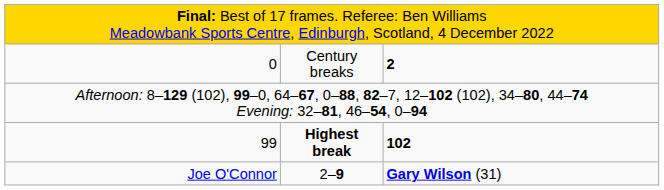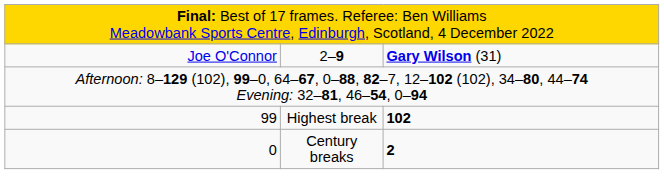rows swapped: (232, 174) <-> (273, 64)
(332, 143) bold -> (332, 118) normal
